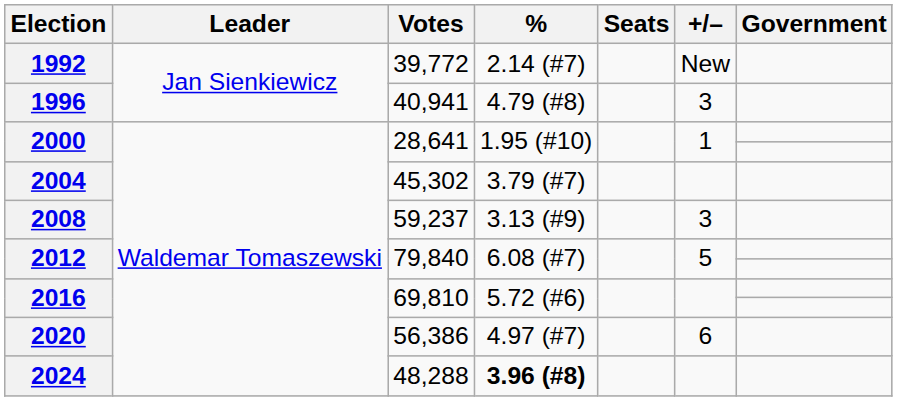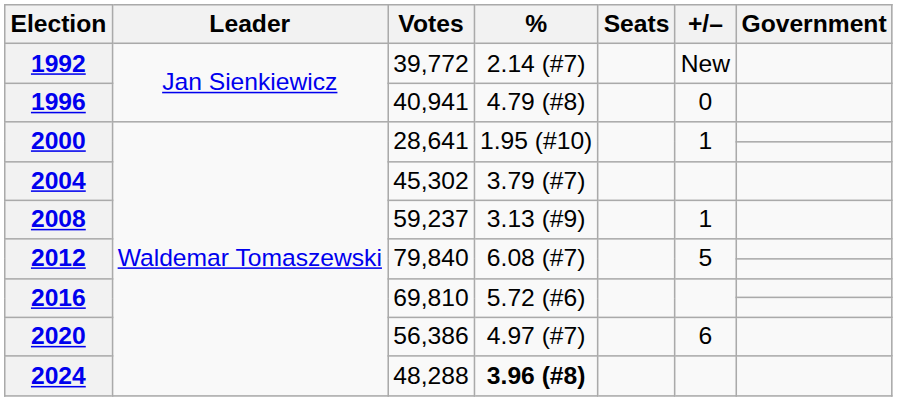(705, 102) 3 -> (705, 102) 0
(705, 219) 3 -> (705, 219) 1
